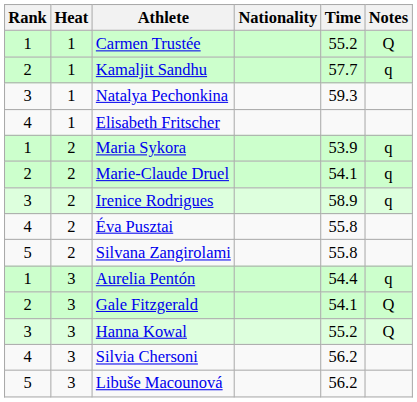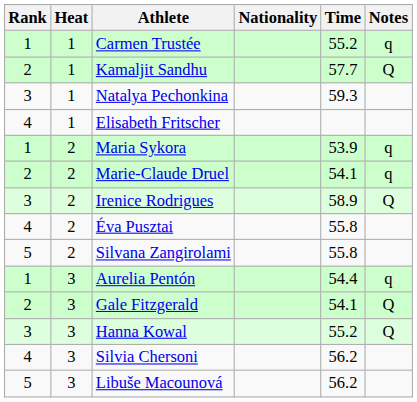(388, 43) Q -> (388, 43) q
(388, 69) q -> (388, 69) Q
(388, 200) q -> (388, 200) Q
